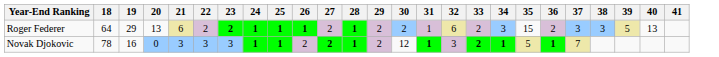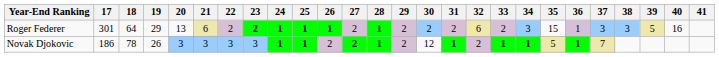+ column: (106, 12)
(429, 28) 1 -> (454, 28) 2
(553, 28) 2 -> (578, 28) 1
(652, 28) 13 -> (677, 28) 16
(131, 44) 16 -> (156, 44) 26
(156, 44) 0 -> (181, 44) 3
(454, 44) 3 -> (479, 44) 2
(479, 44) 2 -> (503, 44) 1
